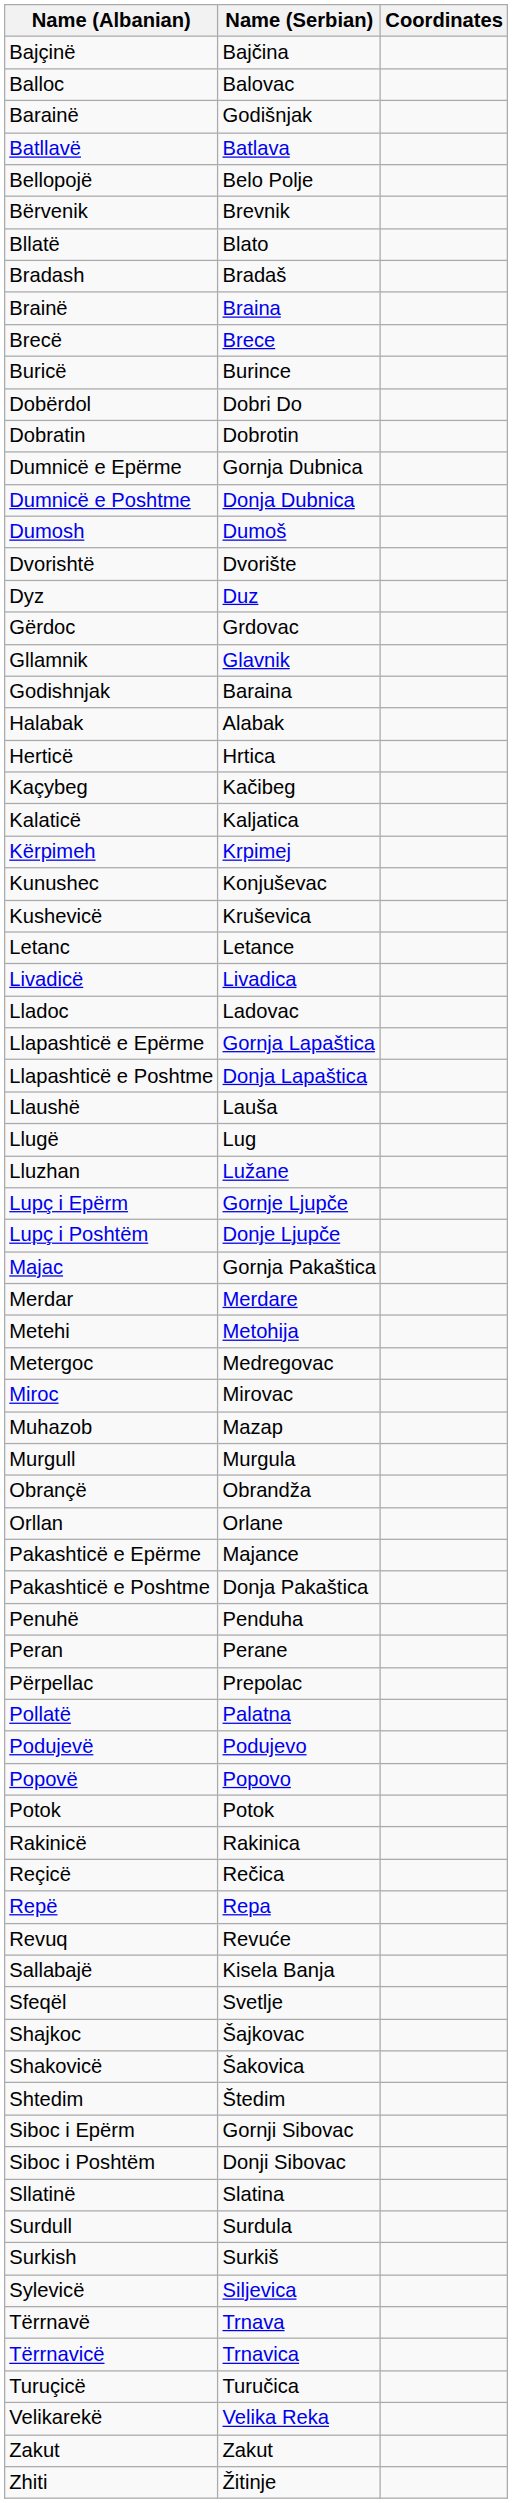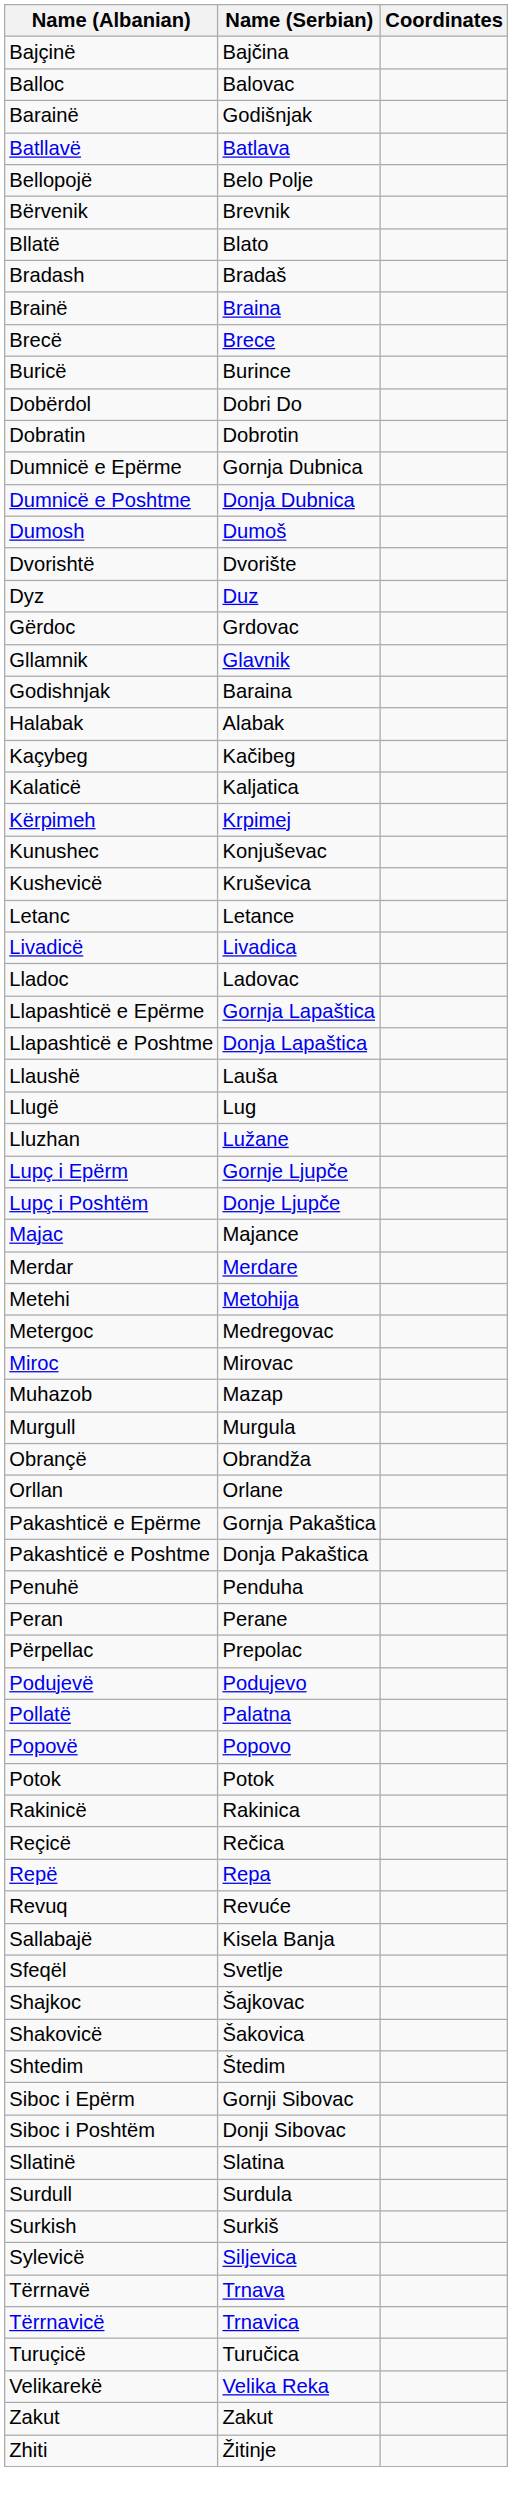- row: (41, 755)
(299, 1267) Gornja Pakaštica -> (261, 1235) Majance
(261, 1555) Majance -> (299, 1523) Gornja Pakaštica
rows swapped: (51, 1747) <-> (40, 1715)
